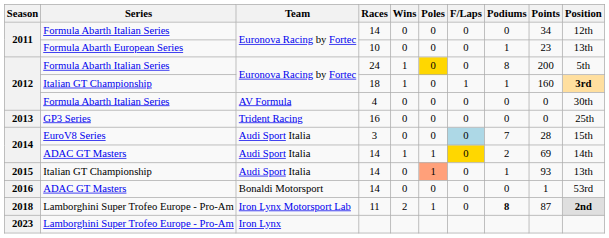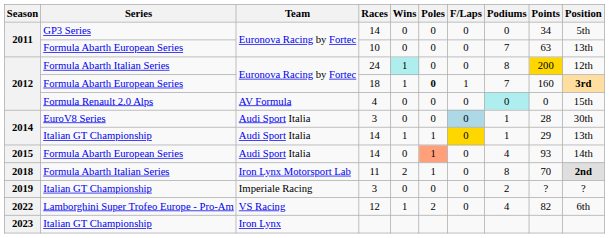(106, 31) Formula Abarth Italian Series -> (67, 31) GP3 Series
(583, 31) 12th -> (583, 31) 5th
(507, 48) 1 -> (507, 48) 7
(546, 48) 23 -> (546, 48) 63
(405, 66) no background -> (405, 66) paleturquoise background
(433, 66) gold background -> (433, 66) no background
(546, 66) no background -> (546, 66) gold background
(583, 66) 5th -> (583, 66) 12th
(98, 83) Italian GT Championship -> (113, 83) Formula Abarth European Series
(433, 83) normal -> (433, 83) bold
(507, 83) 1 -> (507, 83) 7
(106, 101) Formula Abarth Italian Series -> (98, 101) Formula Renault 2.0 Alps
(507, 101) no background -> (507, 101) paleturquoise background
(583, 101) 30th -> (583, 101) 15th
- row: (23, 119)
(507, 136) 7 -> (507, 119) 1
(583, 136) 15th -> (583, 119) 30th
(85, 154) ADAC GT Masters -> (98, 136) Italian GT Championship
(507, 154) 2 -> (507, 136) 1
(546, 154) 69 -> (546, 136) 29
(583, 154) 14th -> (583, 136) 13th
(98, 171) Italian GT Championship -> (113, 154) Formula Abarth European Series
(507, 171) 1 -> (507, 154) 4
(583, 171) 13th -> (583, 154) 14th
- row: (23, 189)
(139, 207) Lamborghini Super Trofeo Europe - Pro-Am -> (106, 171) Formula Abarth Italian Series
(507, 207) bold -> (507, 171) normal
(546, 207) 87 -> (546, 171) 70
+ row: (23, 189)
+ row: (23, 207)
(139, 224) Lamborghini Super Trofeo Europe - Pro-Am -> (98, 224) Italian GT Championship
